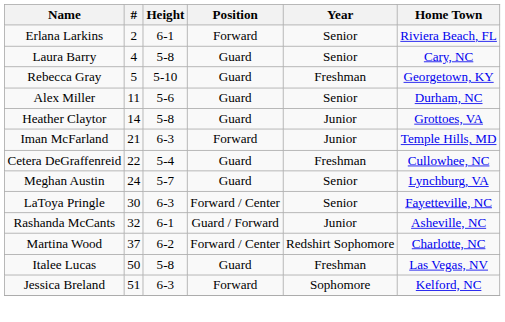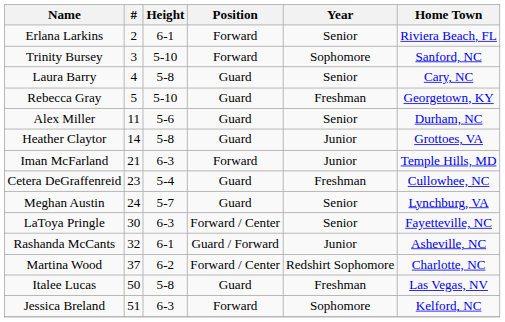+ row: (64, 56)
(134, 160) 22 -> (134, 181) 23
